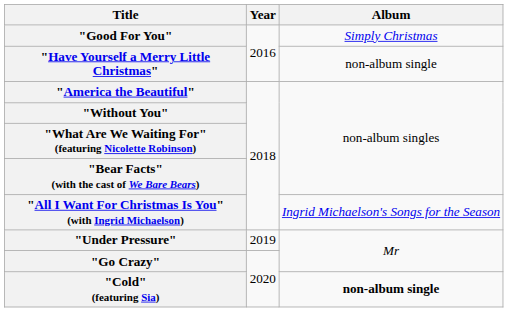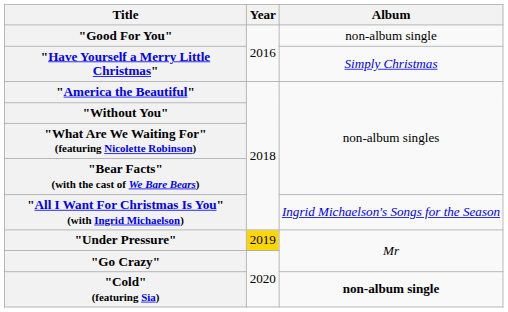(391, 35) Simply Christmas -> (391, 35) non-album single
(391, 63) non-album single -> (391, 63) Simply Christmas
(263, 240) no background -> (263, 240) gold background
